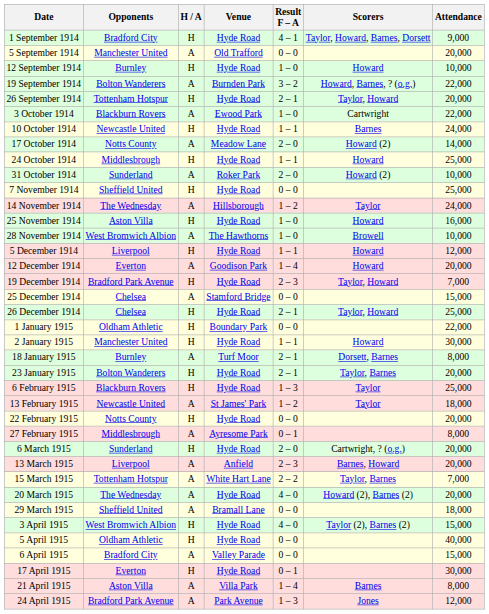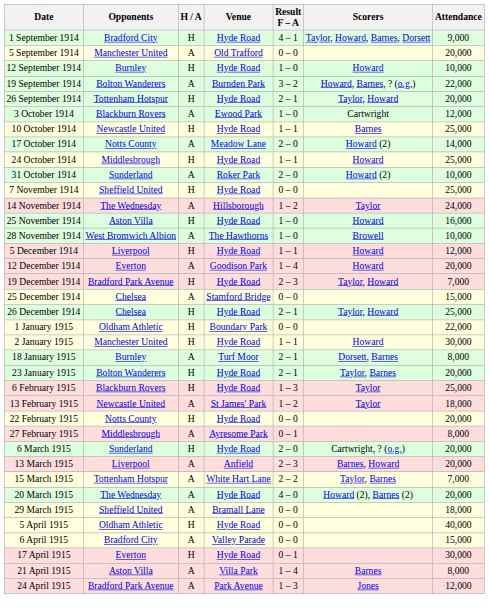(458, 114) 22,000 -> (458, 114) 12,000
(458, 129) 24,000 -> (458, 129) 25,000
- row: (44, 525)
